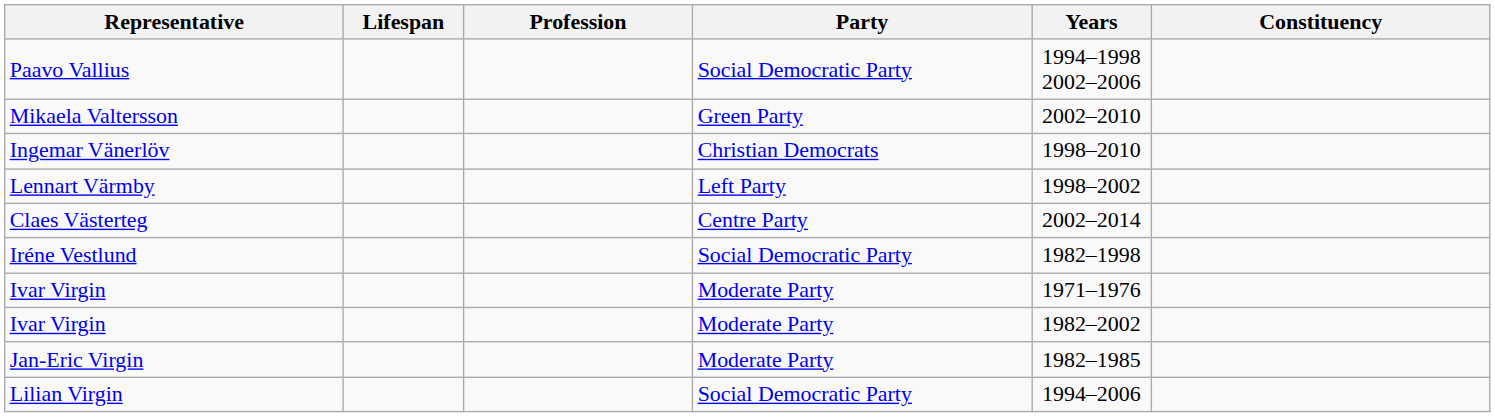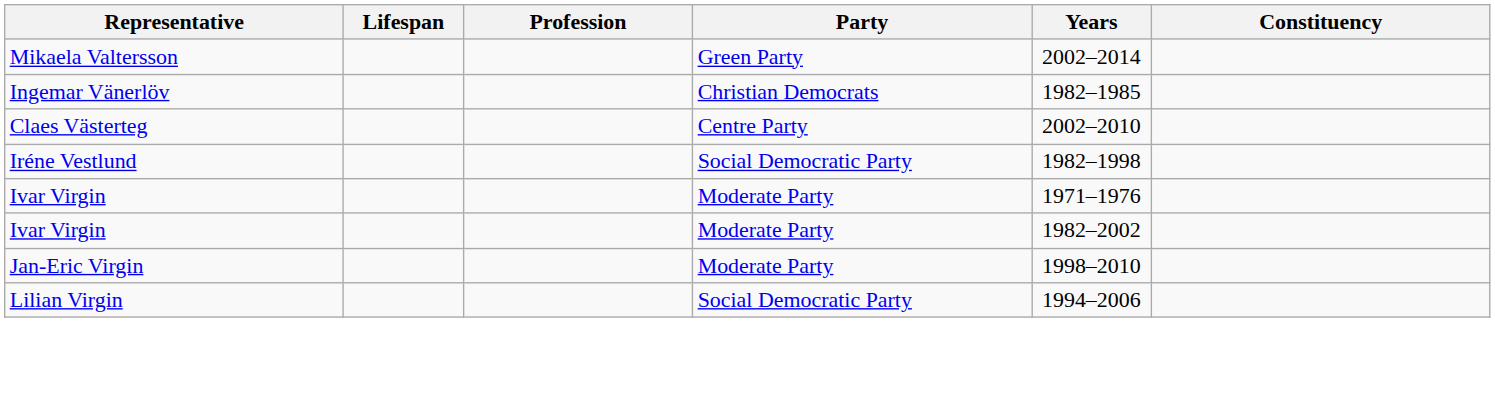- row: (70, 68)
(1091, 116) 2002–2010 -> (1091, 56) 2002–2014
(1091, 150) 1998–2010 -> (1091, 91) 1982–1985
- row: (82, 185)
(1091, 220) 2002–2014 -> (1091, 126) 2002–2010
(1091, 359) 1982–1985 -> (1091, 265) 1998–2010
